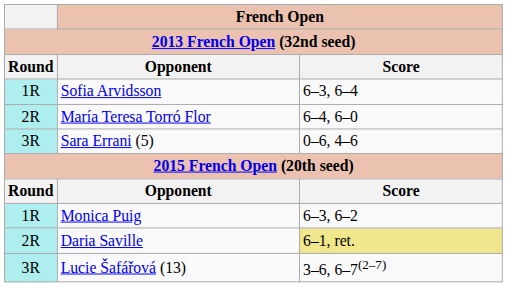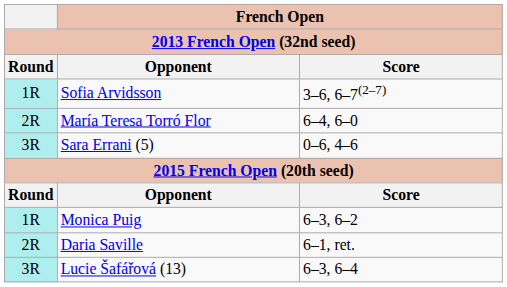(331, 91) 6–3, 6–4 -> (345, 93) 3–6, 6–7(2–7)
(329, 240) khaki background -> (329, 244) no background
(345, 267) 3–6, 6–7(2–7) -> (331, 269) 6–3, 6–4
